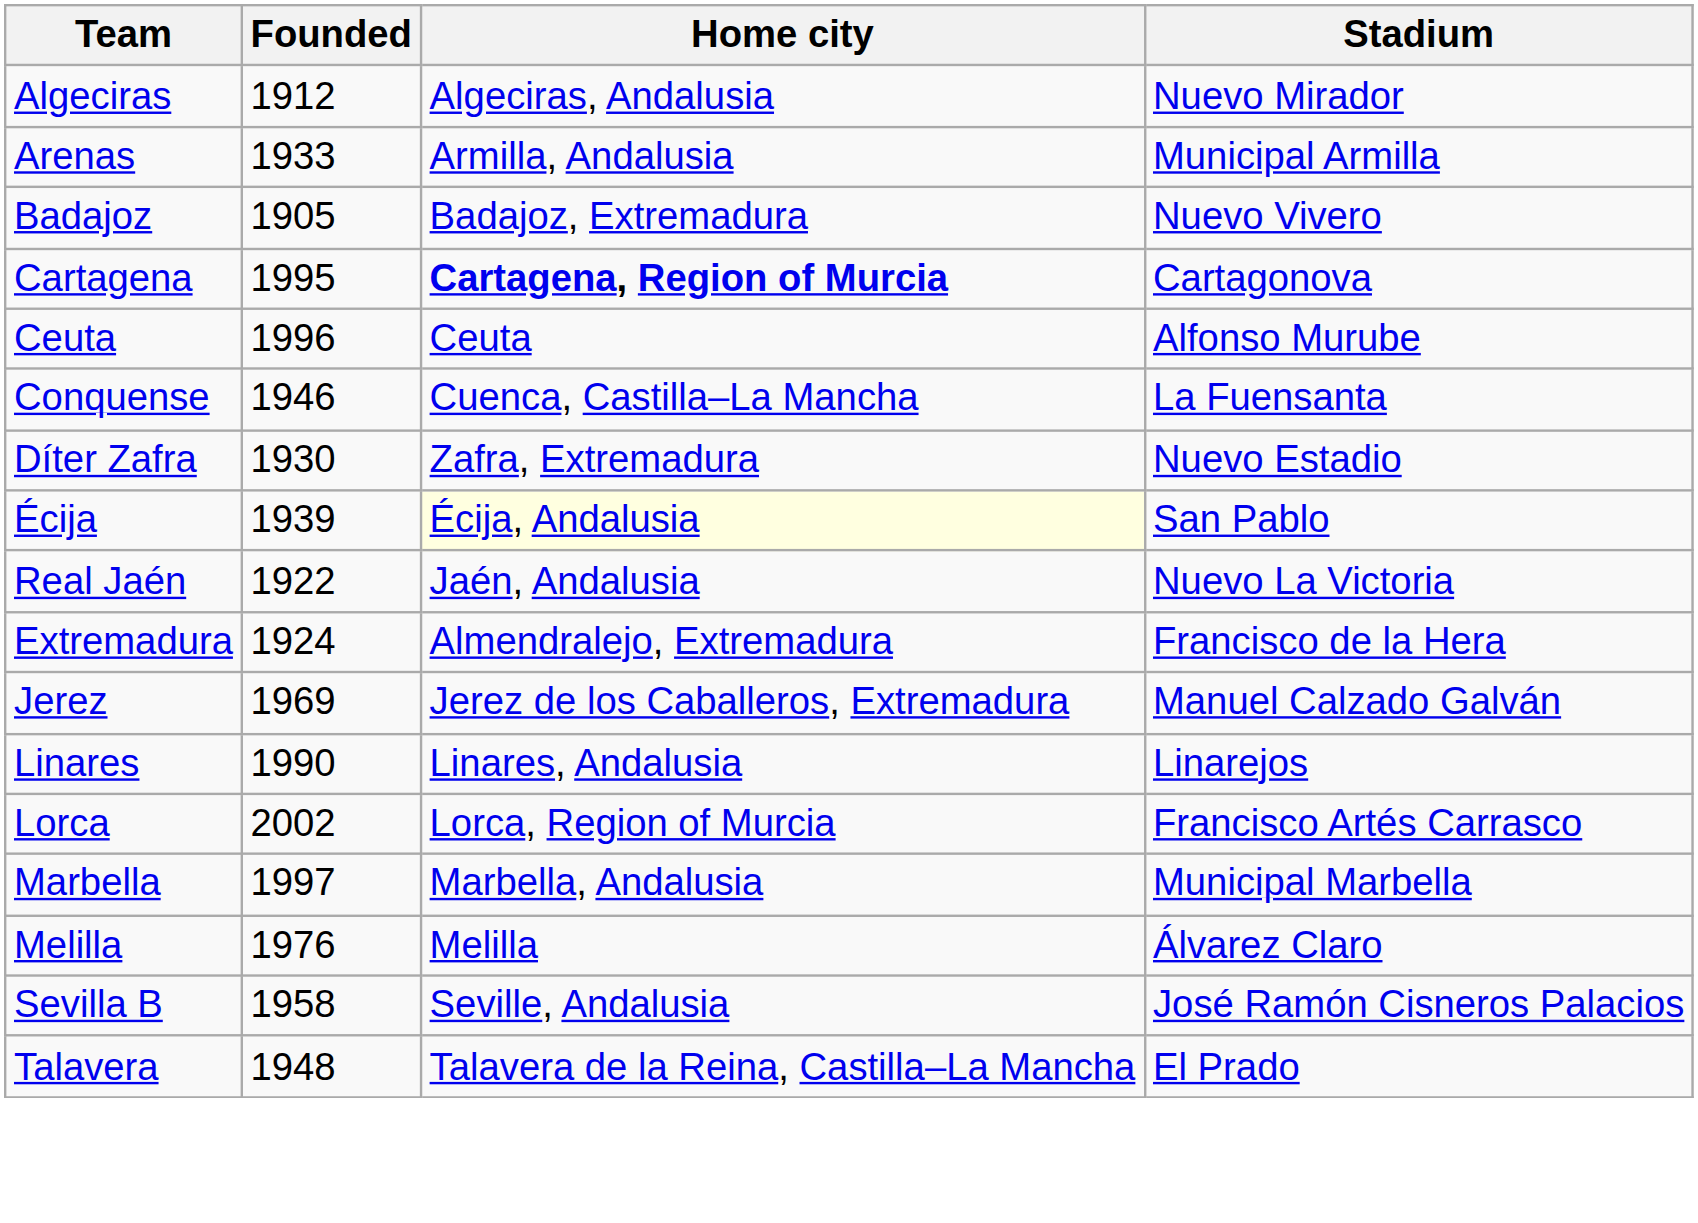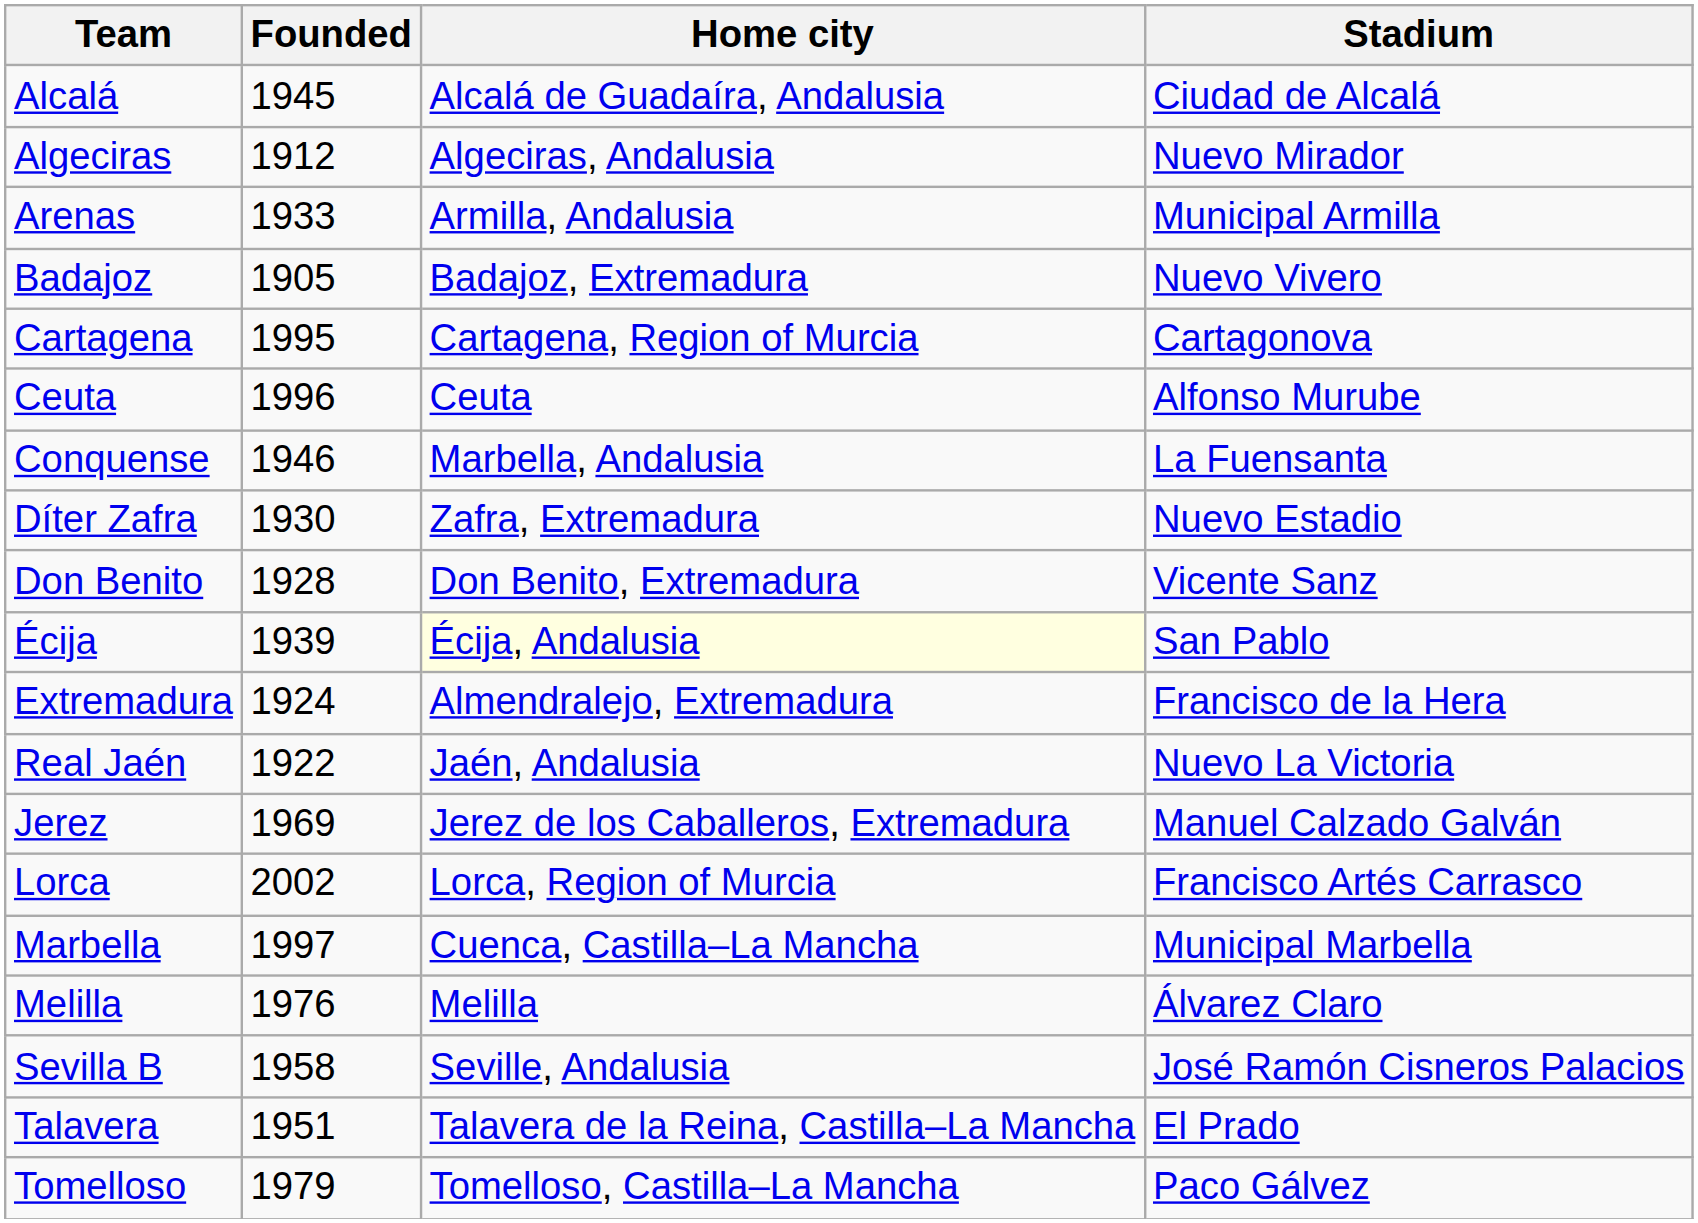+ row: (66, 95)
(689, 277) bold -> (674, 338) normal
(674, 398) Cuenca, Castilla–La Mancha -> (596, 459) Marbella, Andalusia
+ row: (109, 580)
rows swapped: (123, 641) <-> (100, 580)
- row: (77, 762)
(596, 883) Marbella, Andalusia -> (674, 944) Cuenca, Castilla–La Mancha
(293, 1065) 1948 -> (293, 1126) 1951
+ row: (100, 1187)
